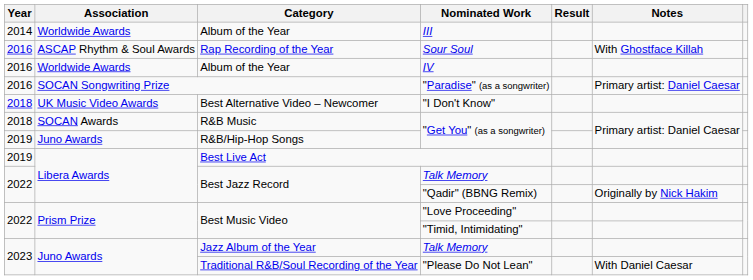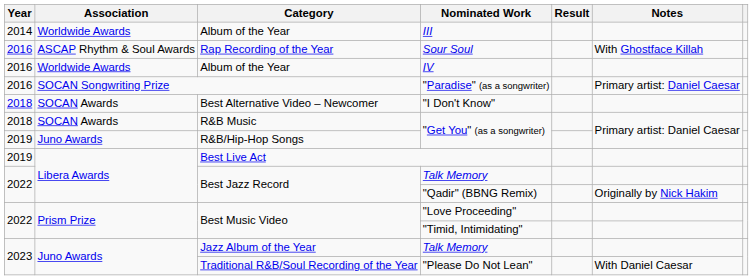(98, 103) UK Music Video Awards -> (78, 103) SOCAN Awards
